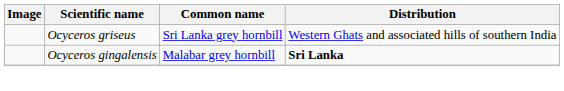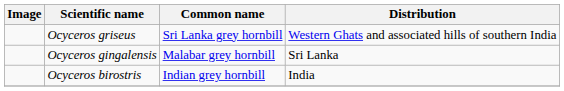(316, 55) bold -> (313, 55) normal
+ row: (94, 75)
